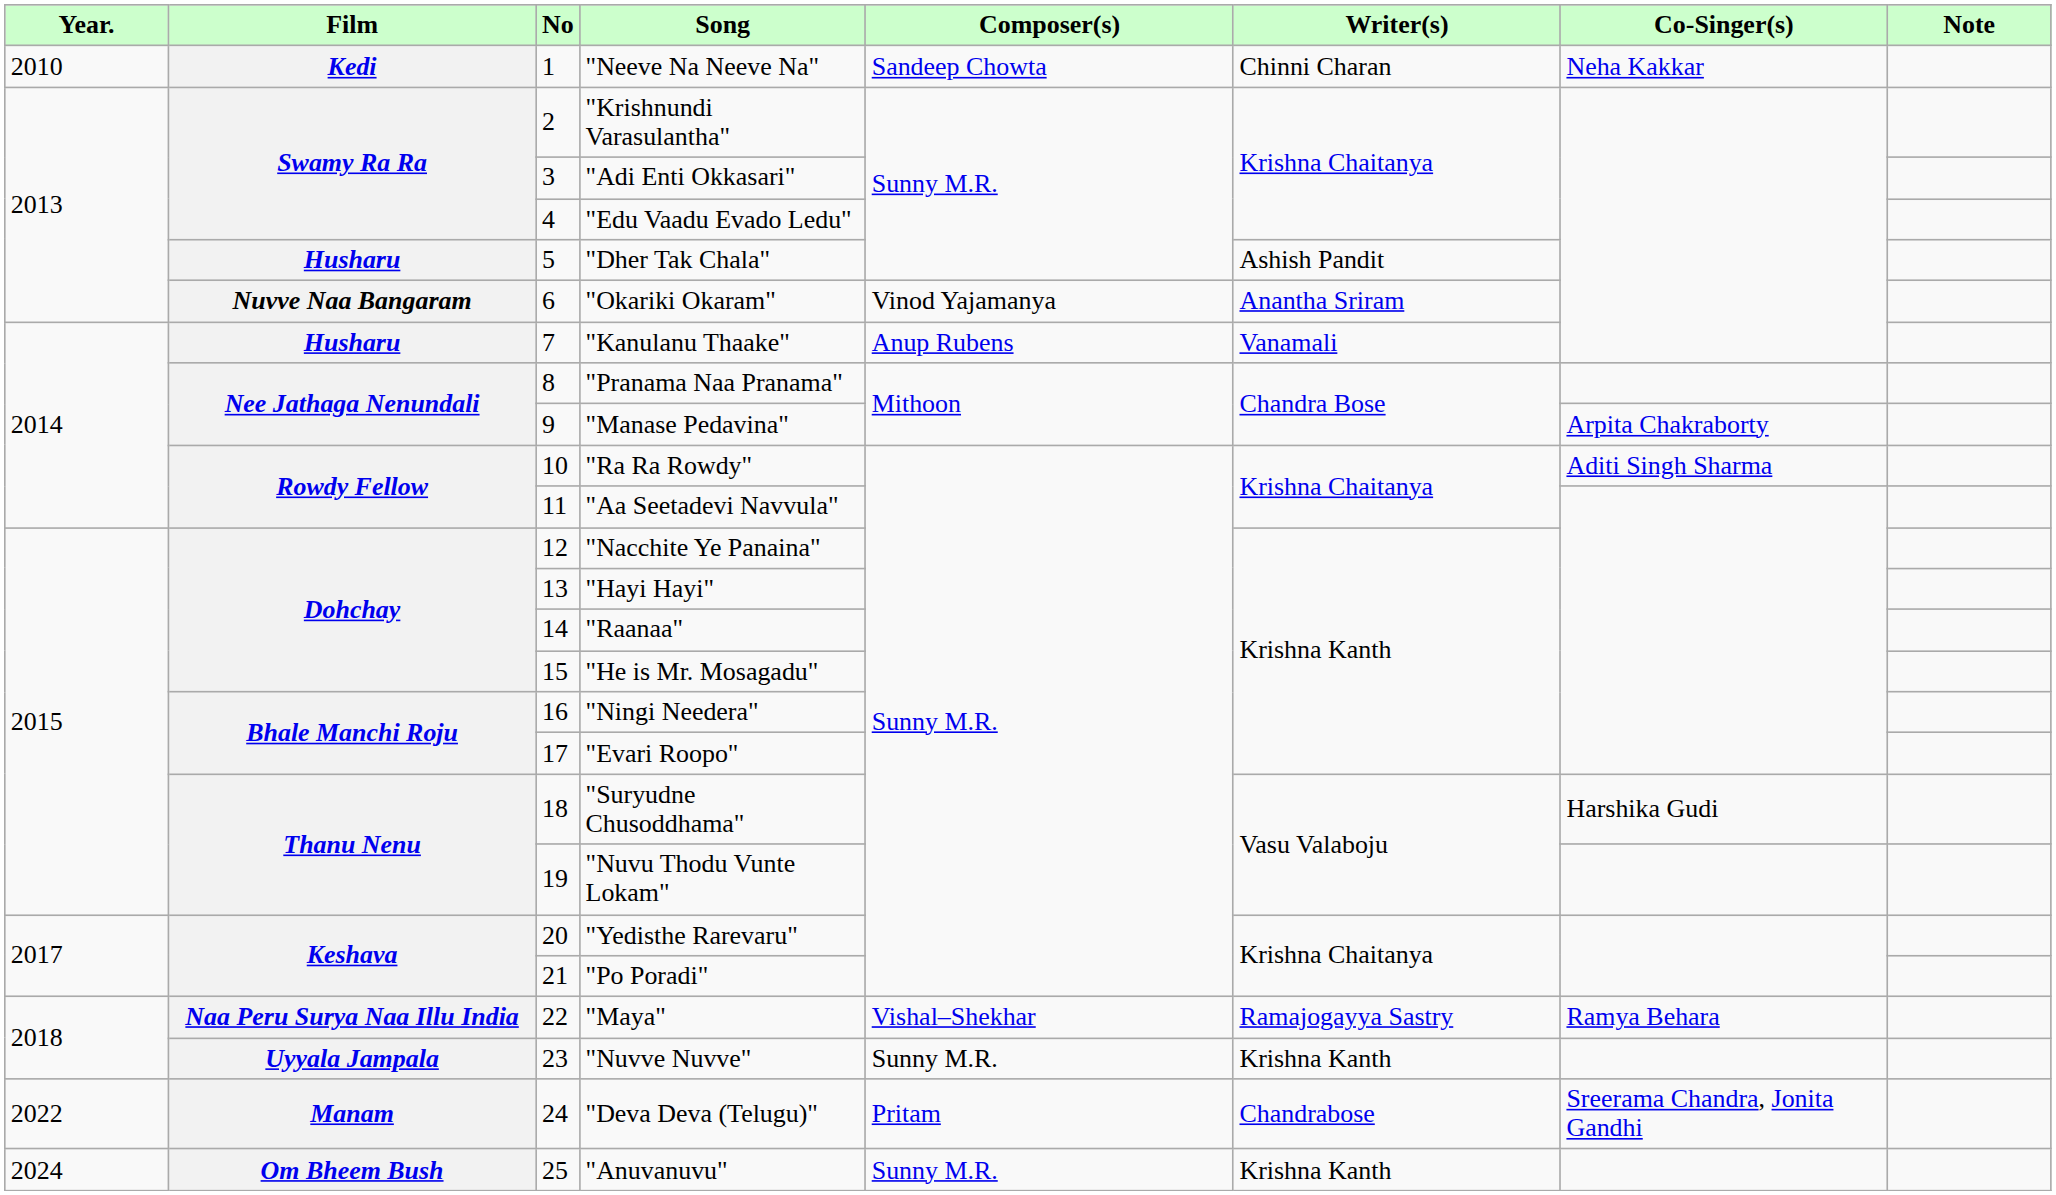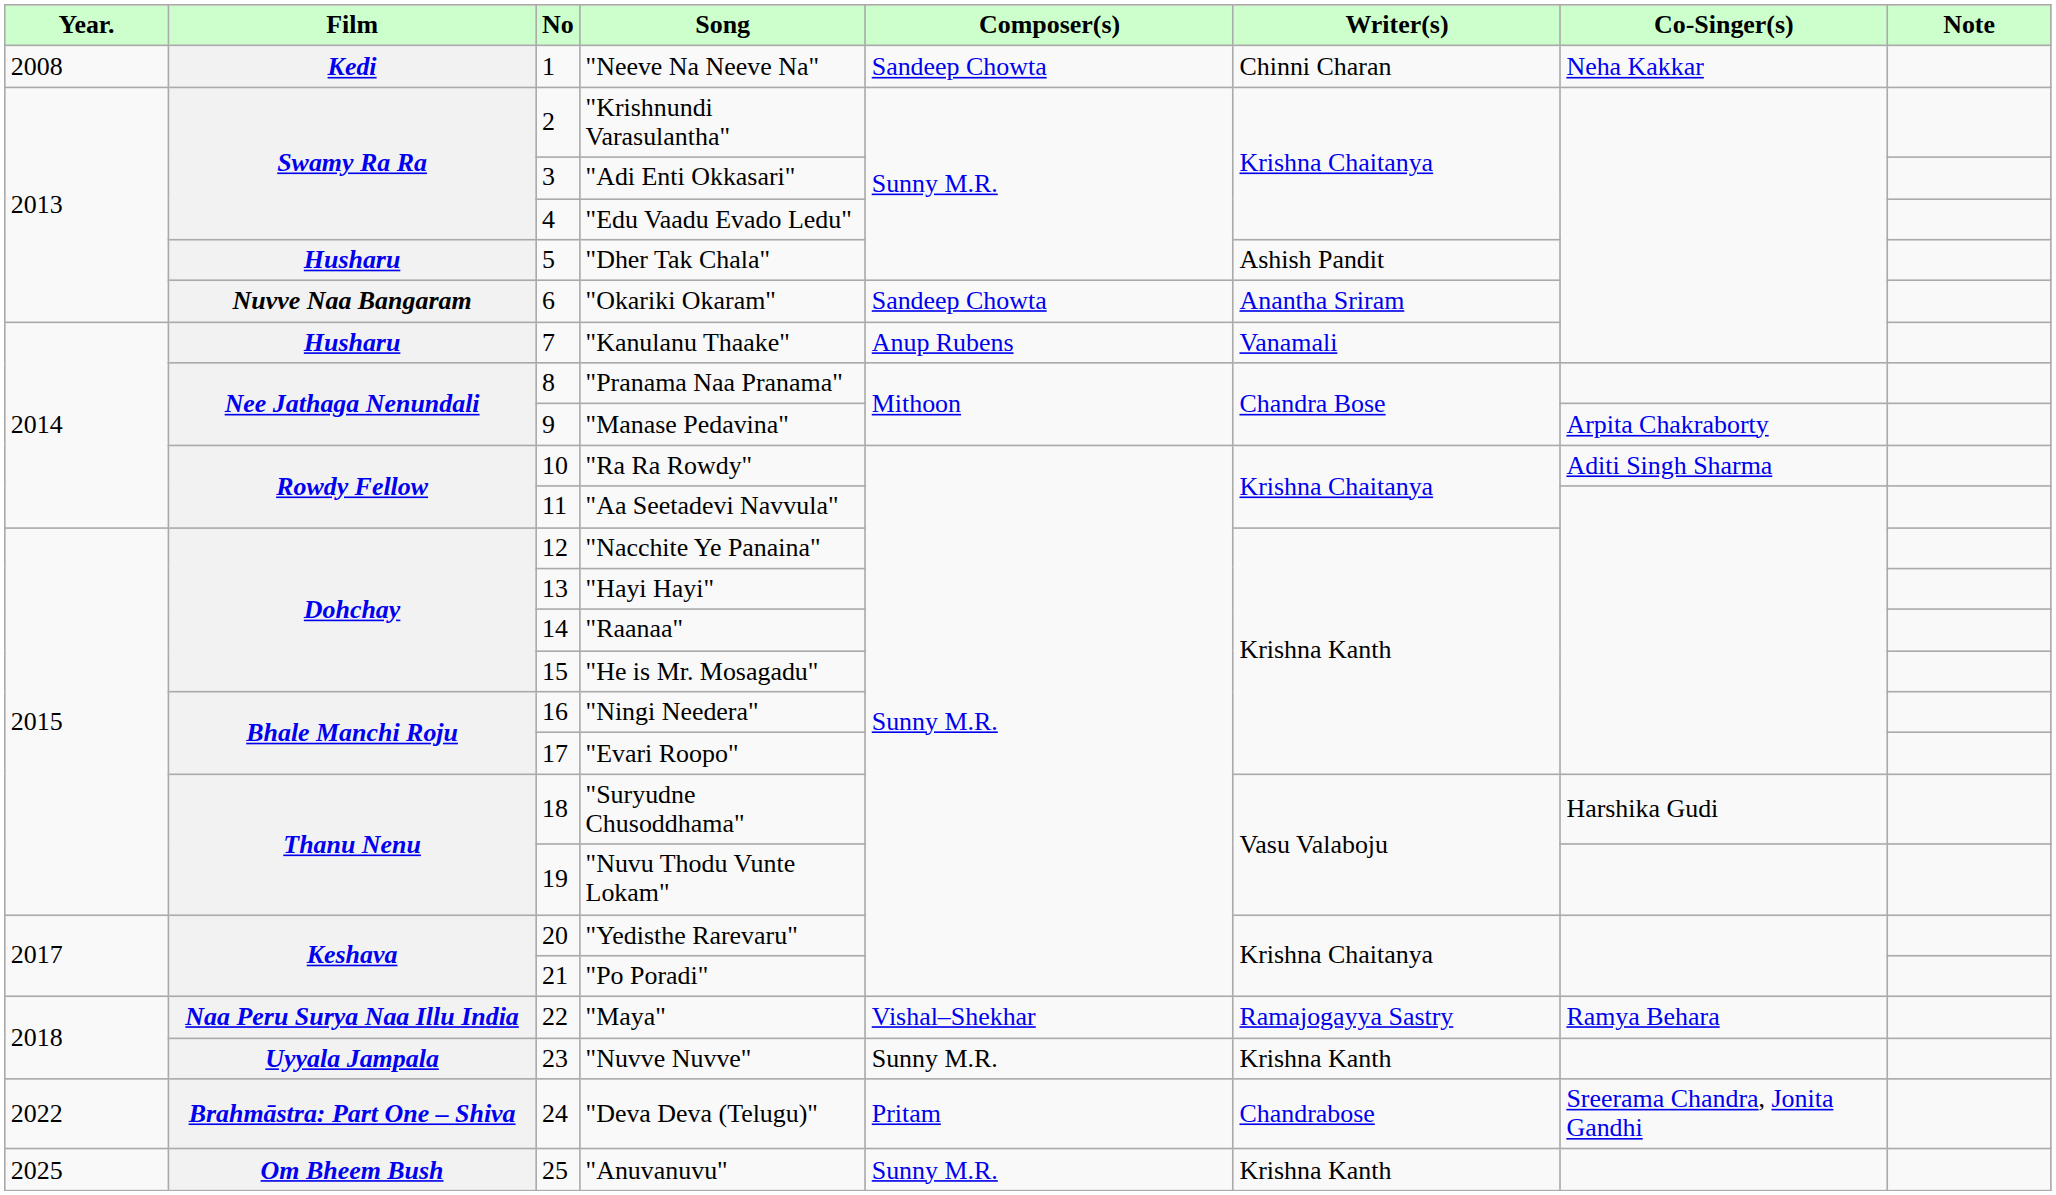(37, 66) 2010 -> (37, 66) 2008
(964, 300) Vinod Yajamanya -> (959, 300) Sandeep Chowta
(352, 1113) Manam -> (352, 1113) Brahmāstra: Part One – Shiva
(37, 1169) 2024 -> (37, 1169) 2025
